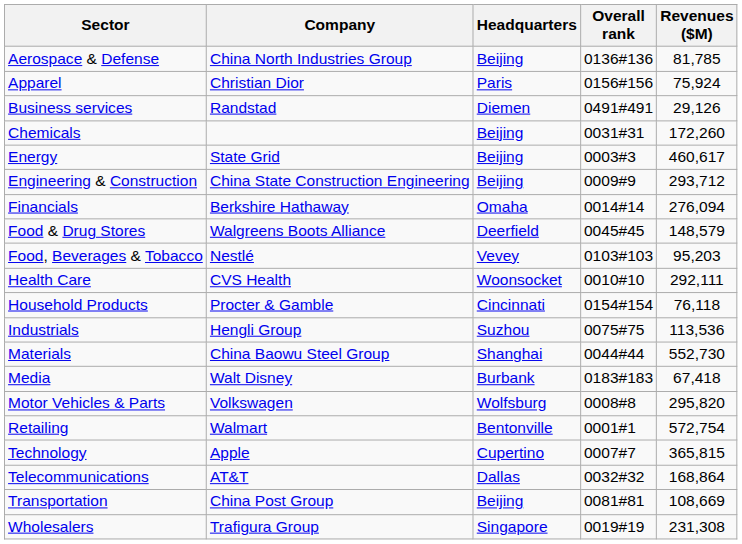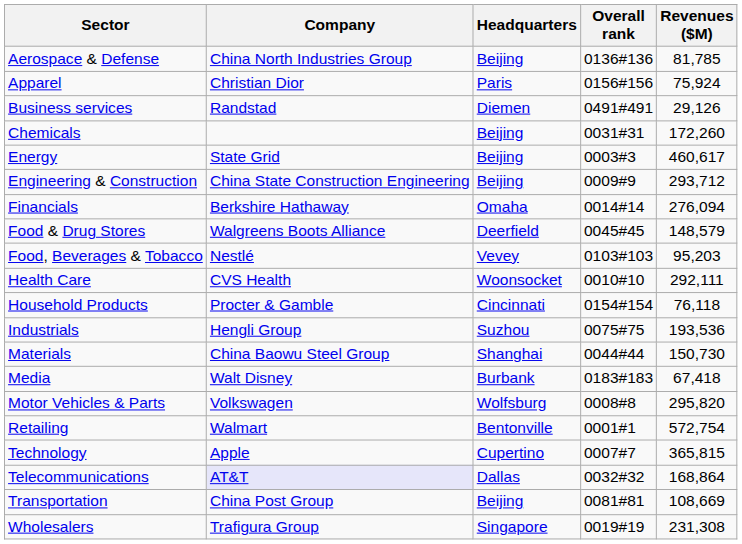(697, 329) 113,536 -> (697, 329) 193,536
(697, 354) 552,730 -> (697, 354) 150,730
(229, 477) no background -> (229, 477) lavender background
